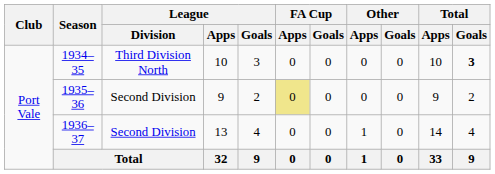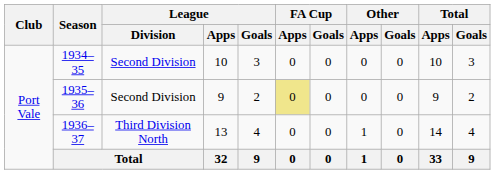(153, 62) Third Division North -> (153, 62) Second Division
(471, 62) bold -> (471, 62) normal
(153, 131) Second Division -> (153, 131) Third Division North
